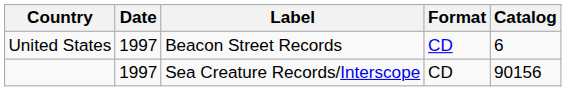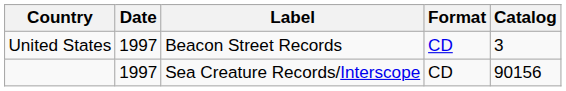(499, 45) 6 -> (499, 45) 3
